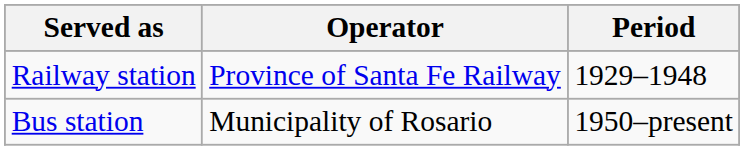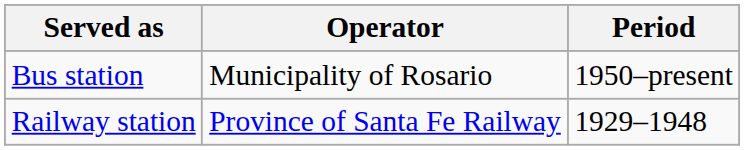rows swapped: (104, 74) <-> (78, 121)
